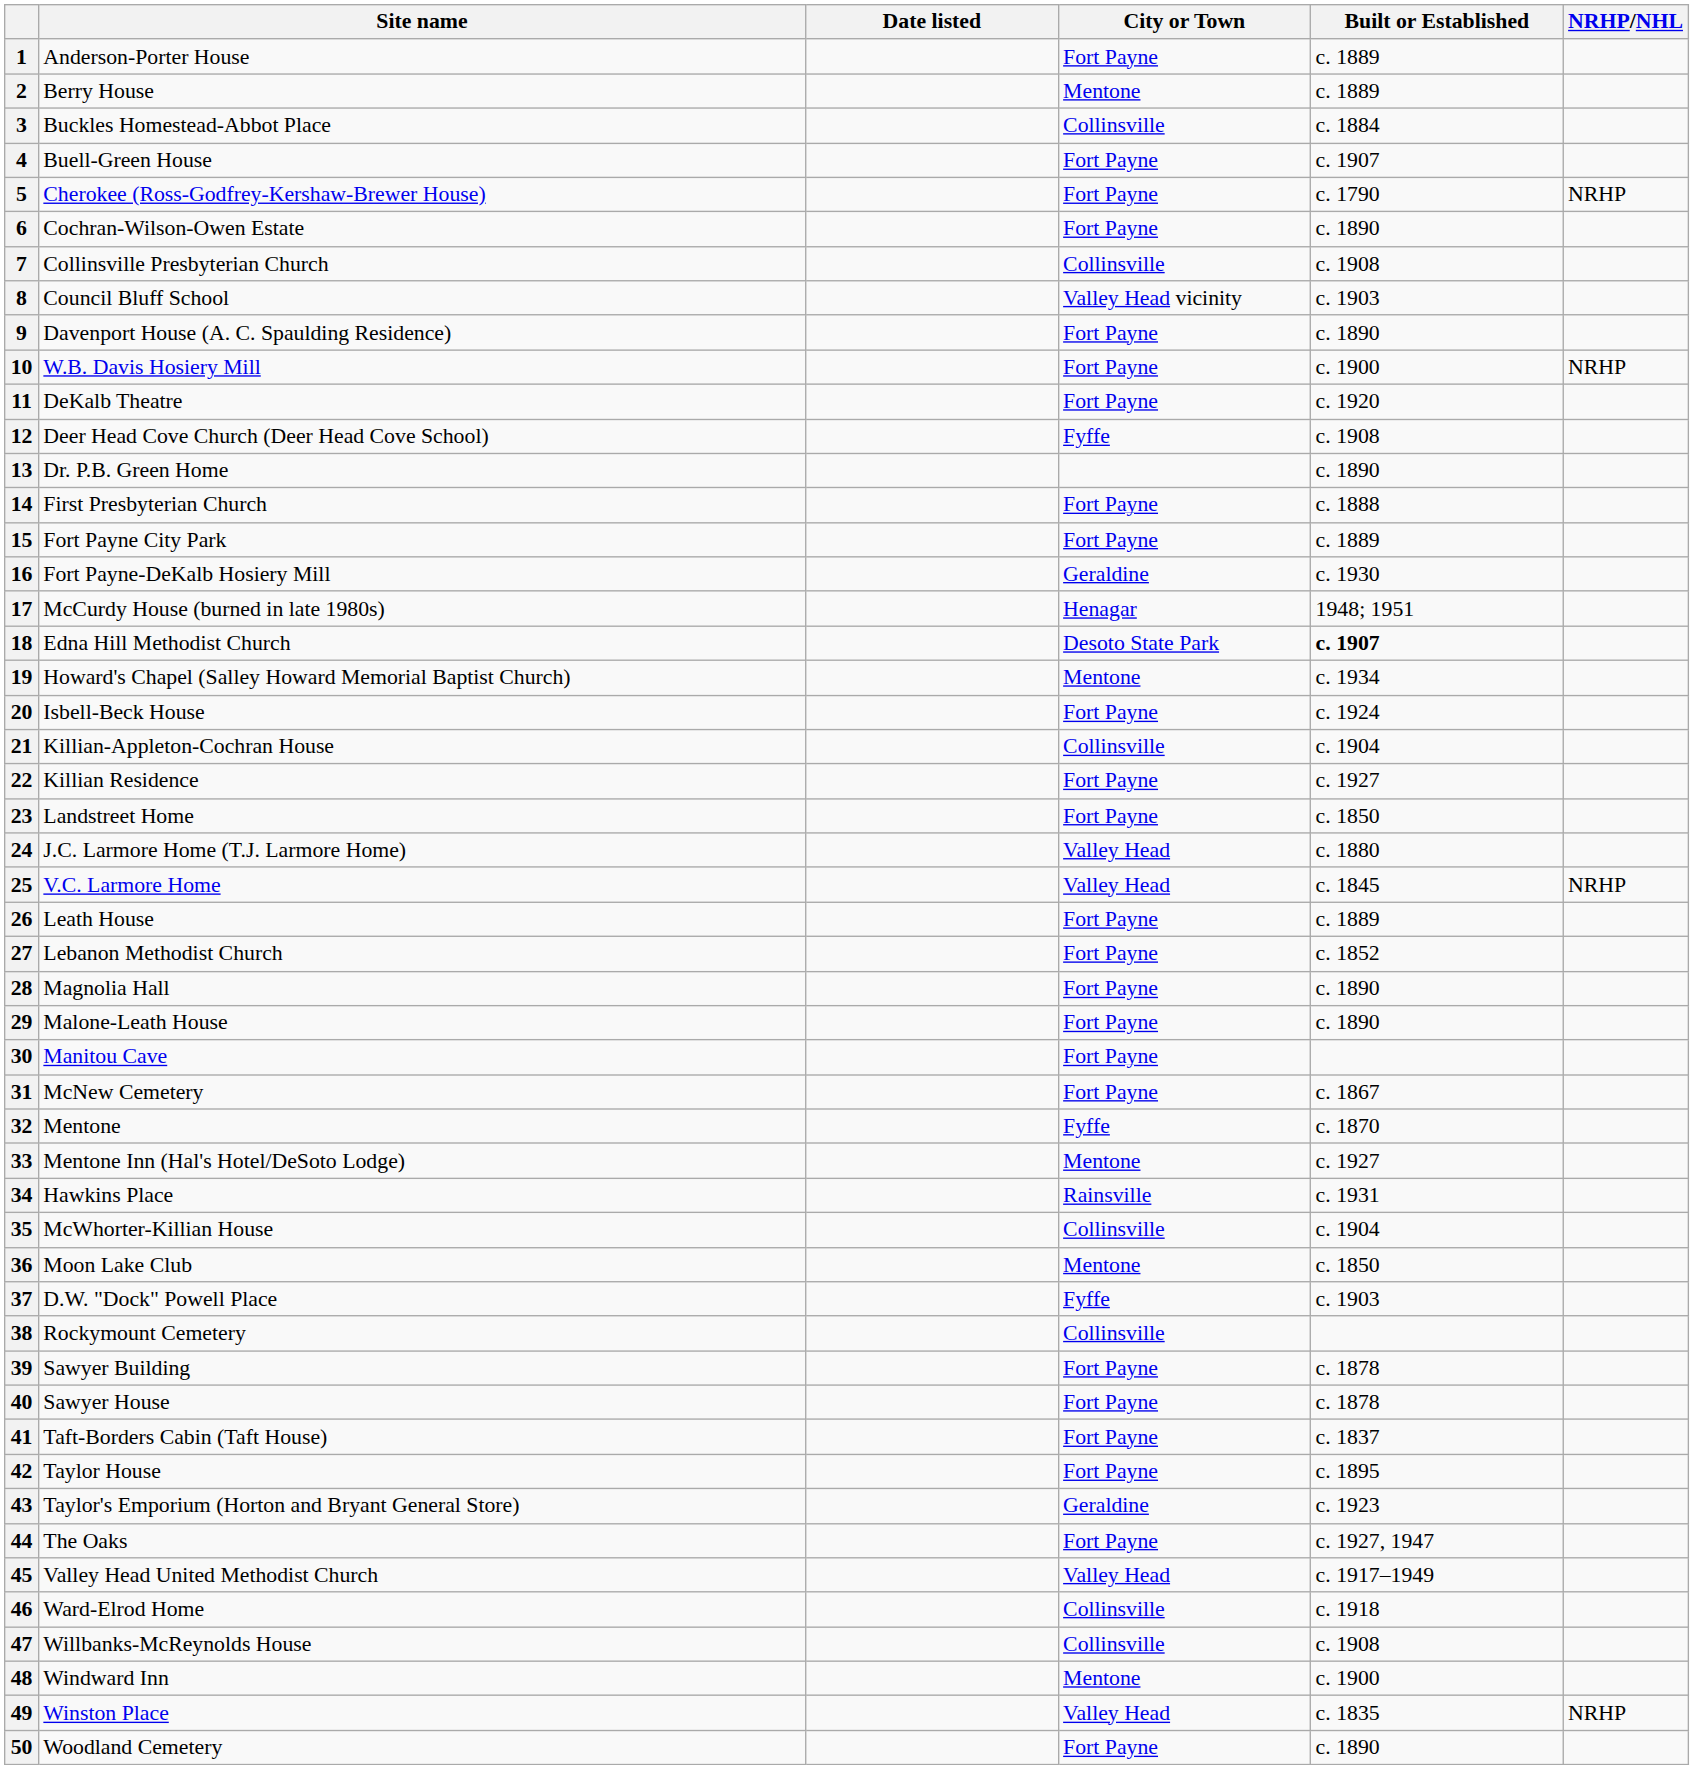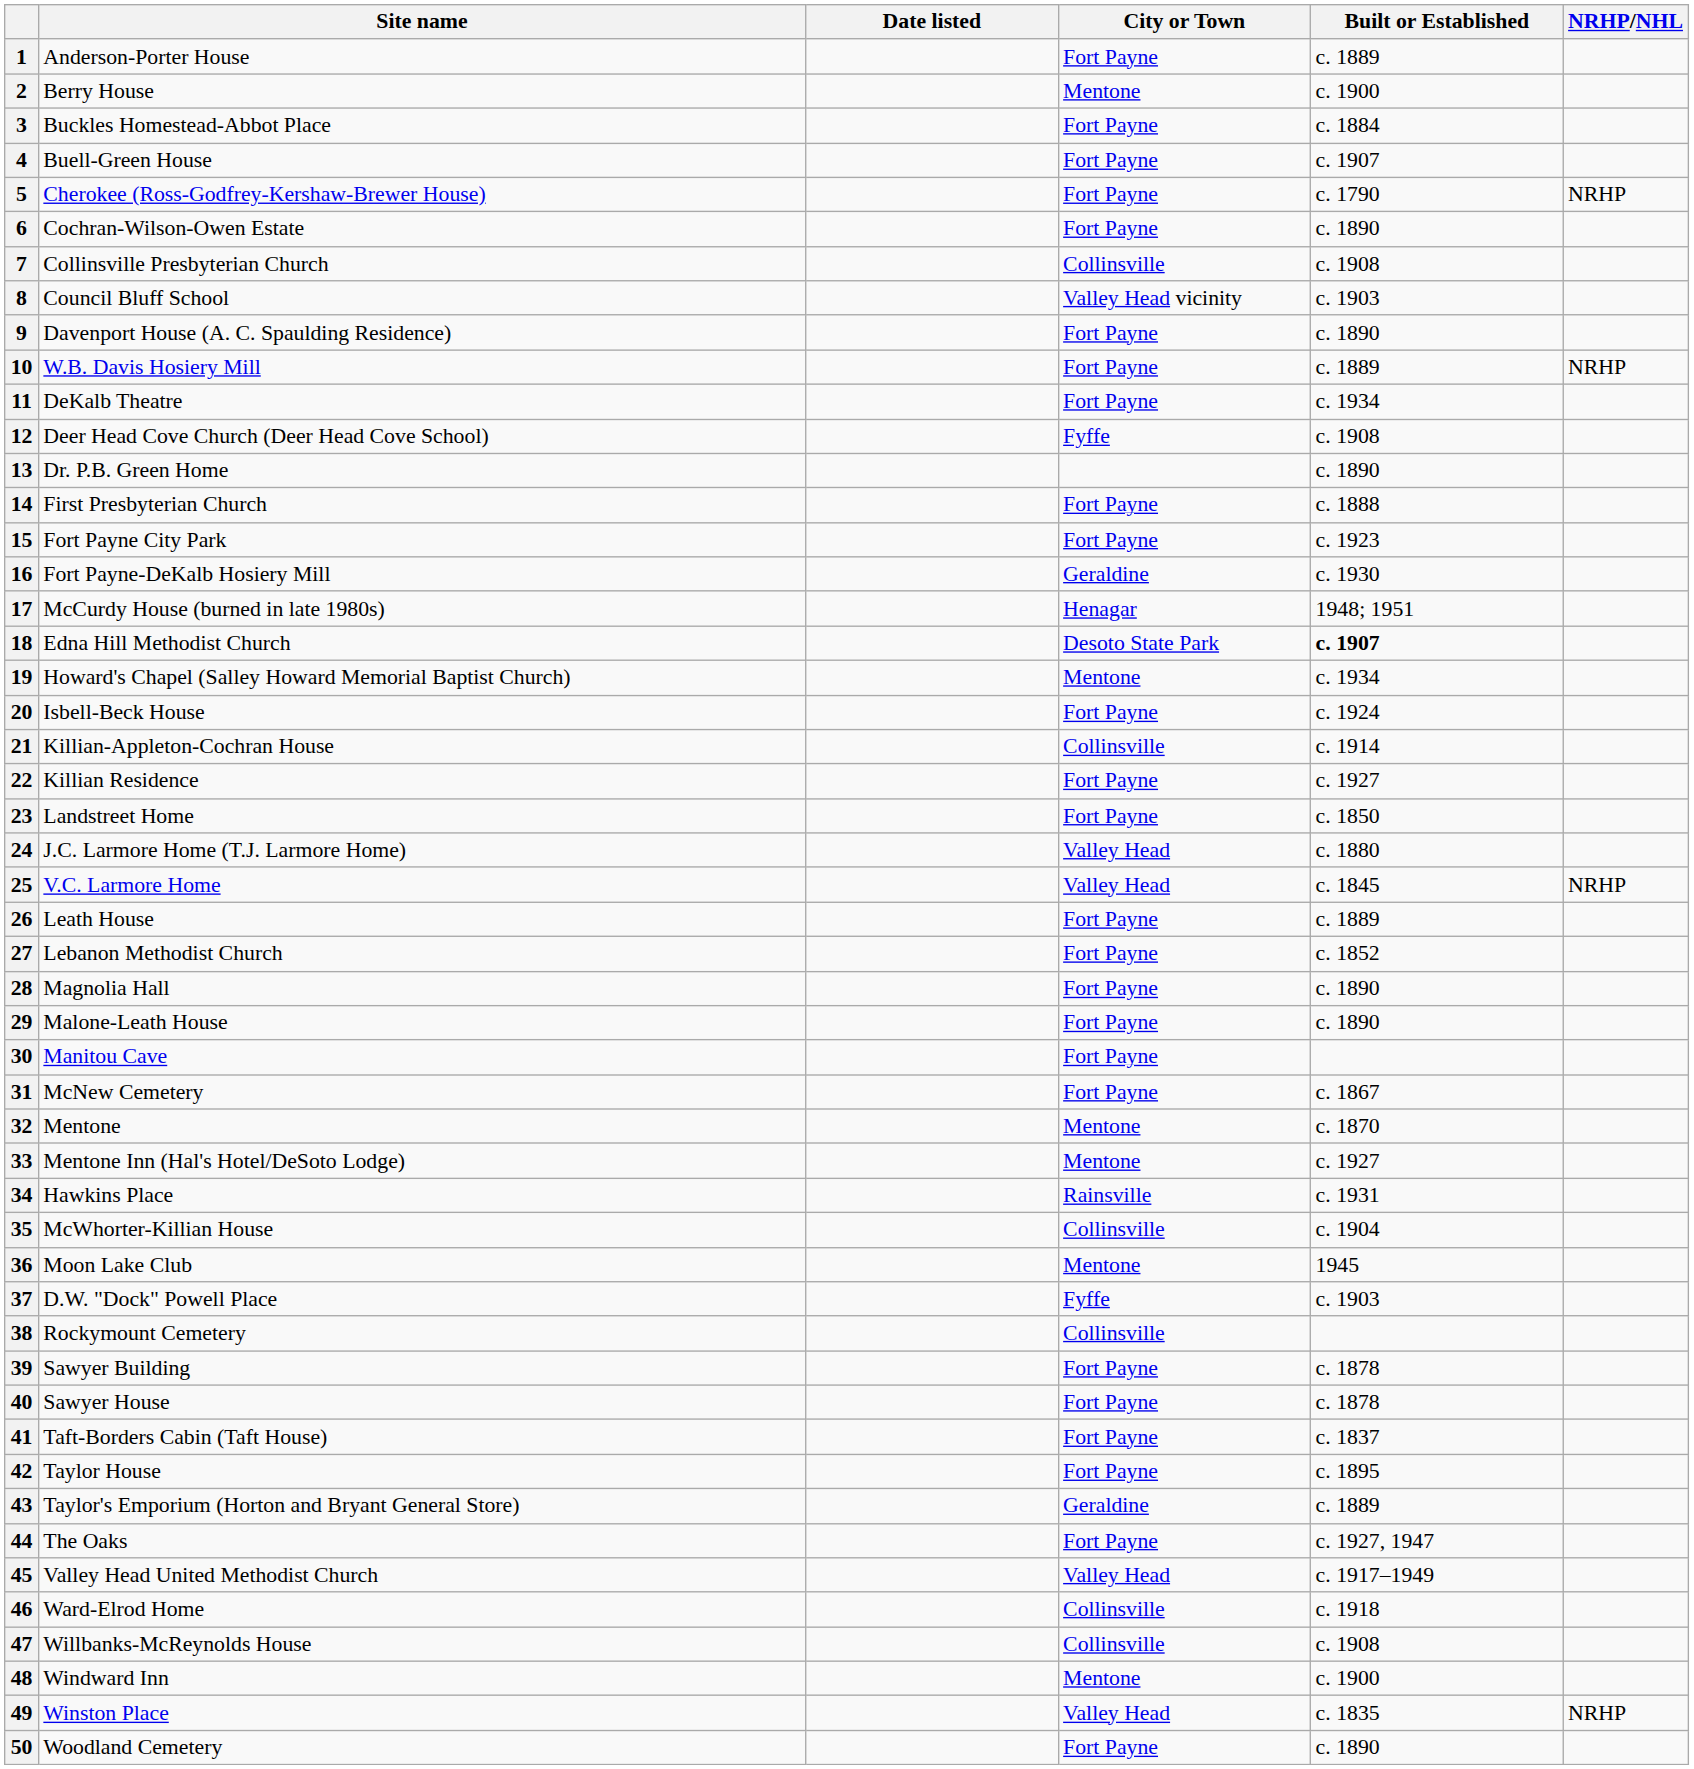(1348, 90) c. 1889 -> (1348, 90) c. 1900
(1114, 125) Collinsville -> (1111, 125) Fort Payne
(1348, 366) c. 1900 -> (1348, 366) c. 1889
(1348, 401) c. 1920 -> (1348, 401) c. 1934
(1348, 539) c. 1889 -> (1348, 539) c. 1923
(1348, 746) c. 1904 -> (1348, 746) c. 1914
(1086, 1126) Fyffe -> (1102, 1126) Mentone
(1348, 1264) c. 1850 -> (1337, 1264) 1945
(1348, 1505) c. 1923 -> (1348, 1505) c. 1889
